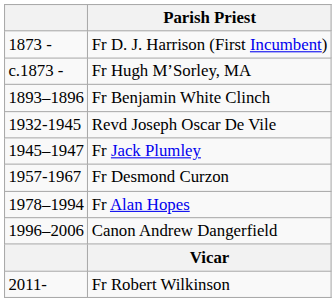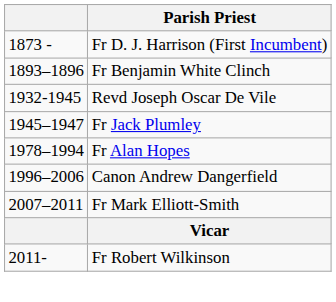- row: (171, 71)
- row: (160, 177)
+ row: (165, 204)
